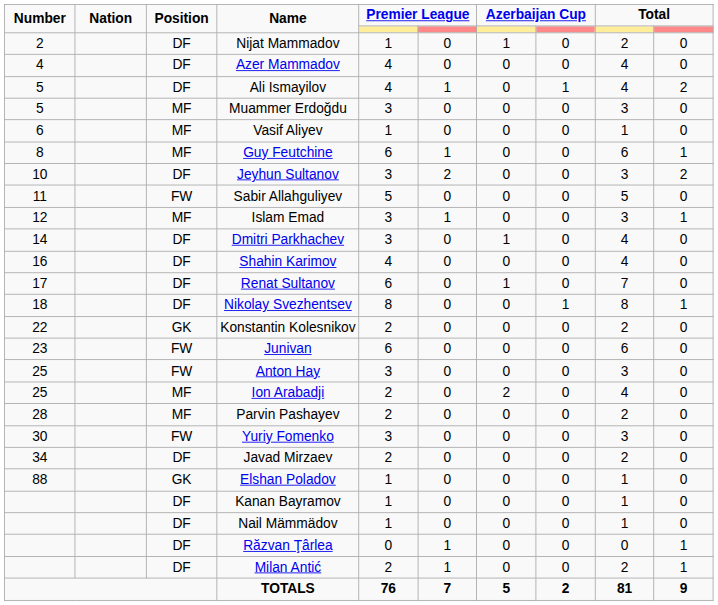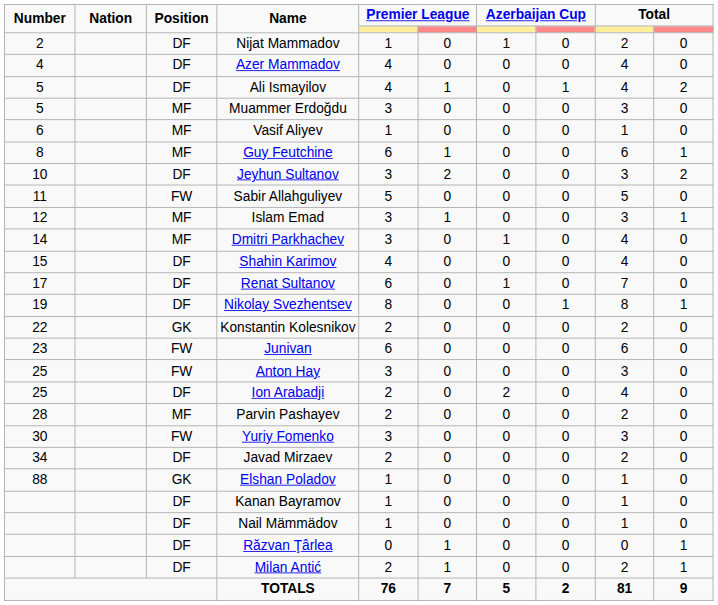(182, 239) DF -> (182, 239) MF
(40, 261) 16 -> (40, 261) 15
(40, 305) 18 -> (40, 305) 19
(182, 392) MF -> (182, 392) DF
